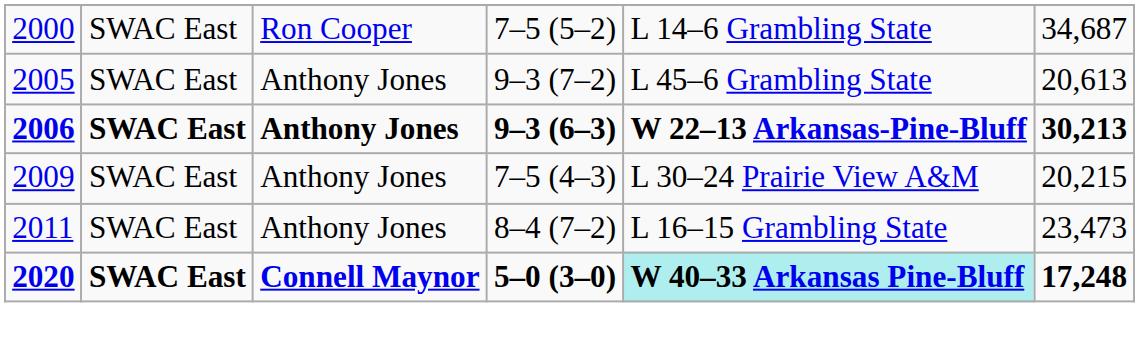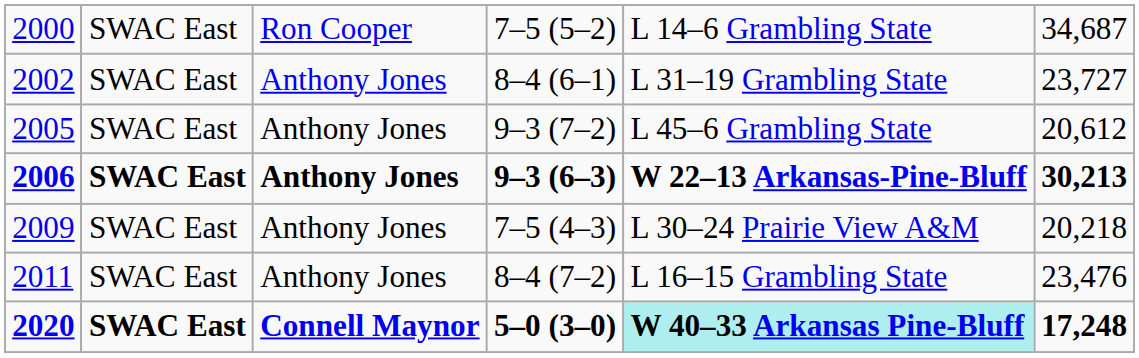+ row: (43, 78)
(1084, 78) 20,613 -> (1084, 128) 20,612
(1084, 177) 20,215 -> (1084, 227) 20,218
(1084, 227) 23,473 -> (1084, 276) 23,476
